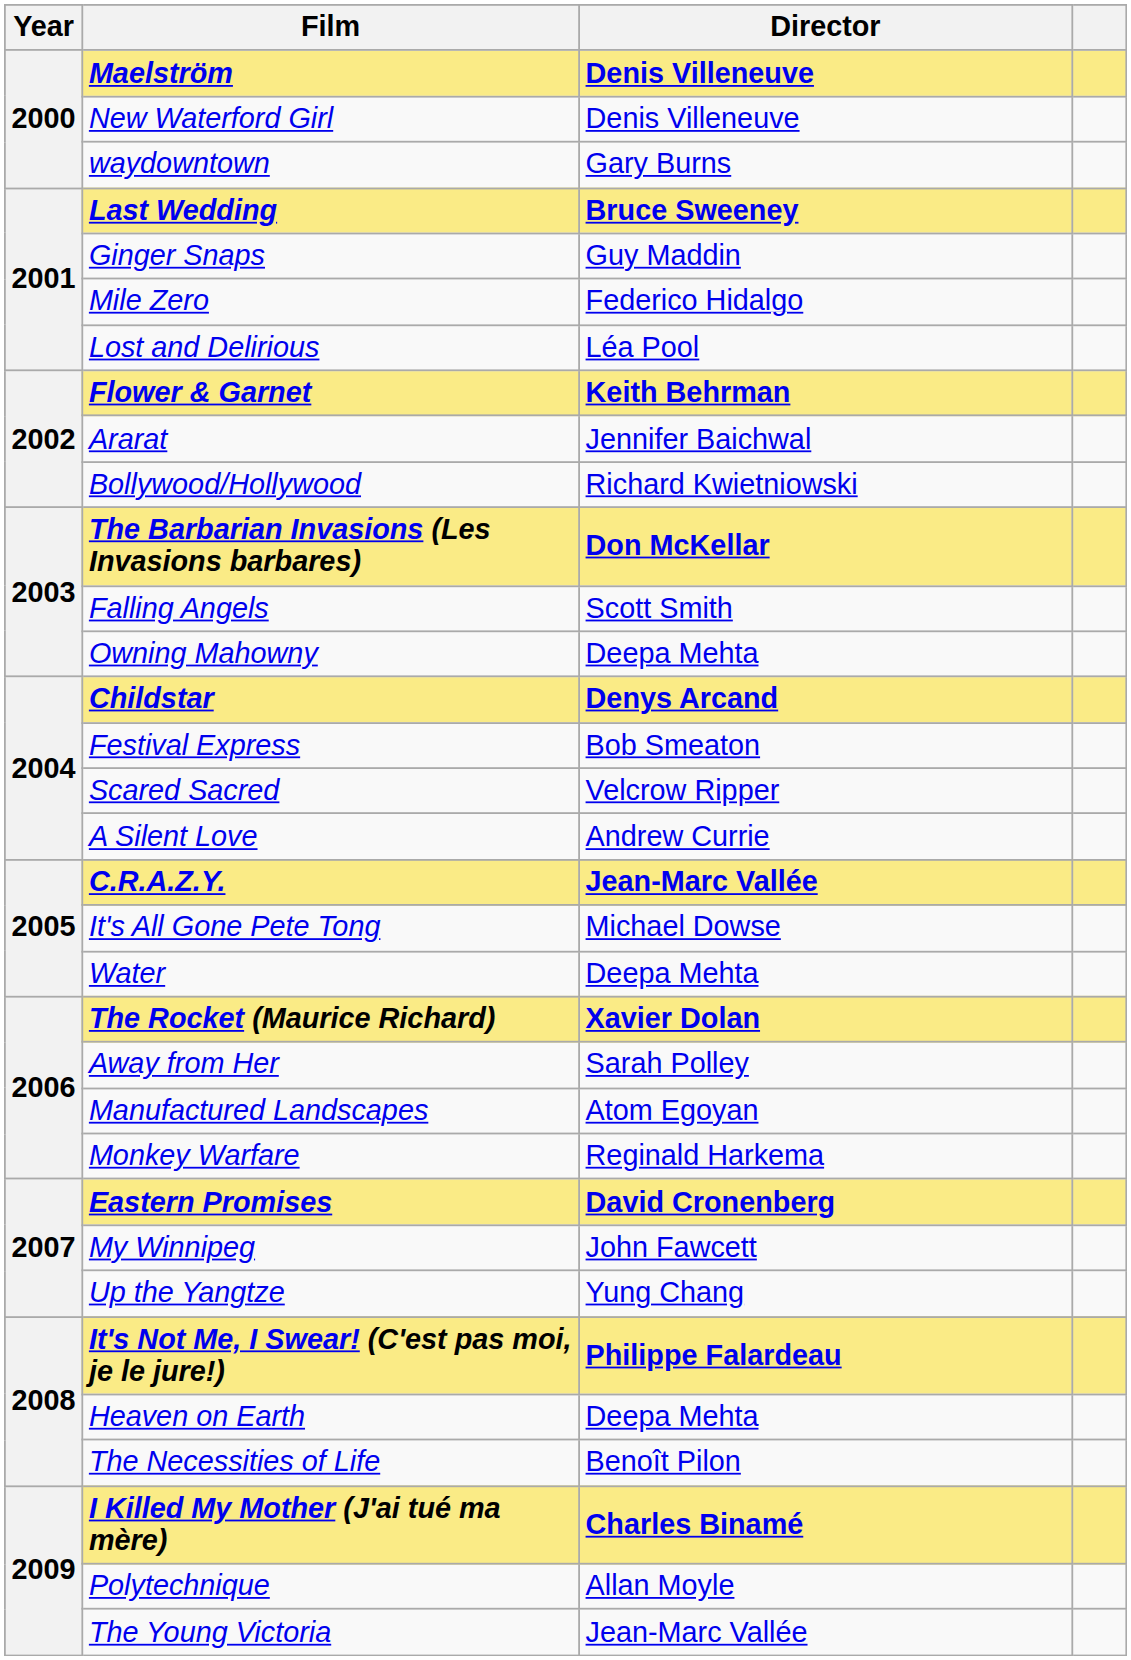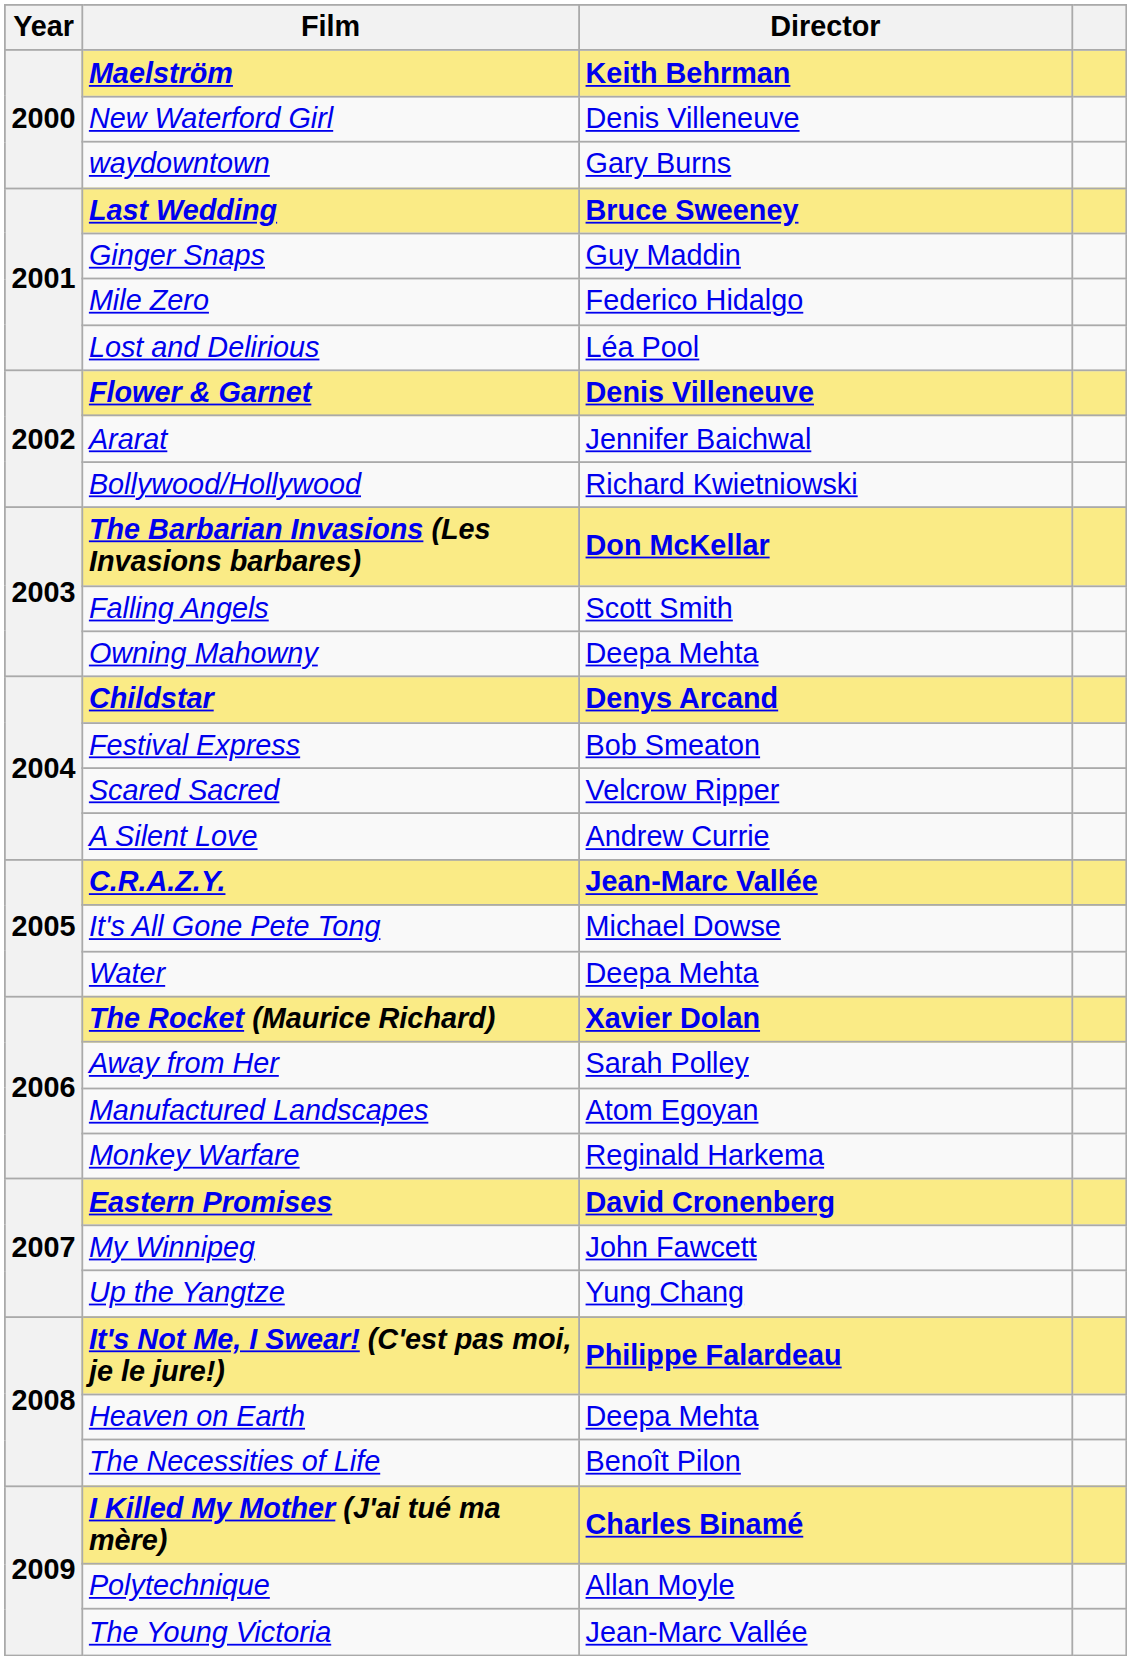(700, 73) Denis Villeneuve -> (688, 73) Keith Behrman
(688, 392) Keith Behrman -> (700, 392) Denis Villeneuve
